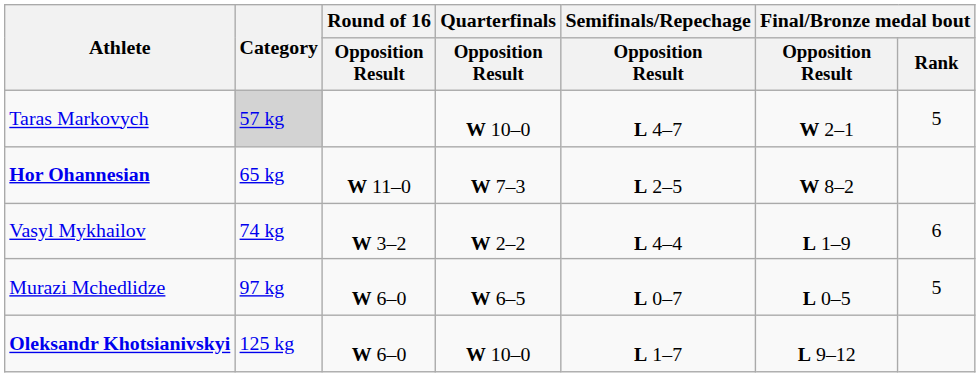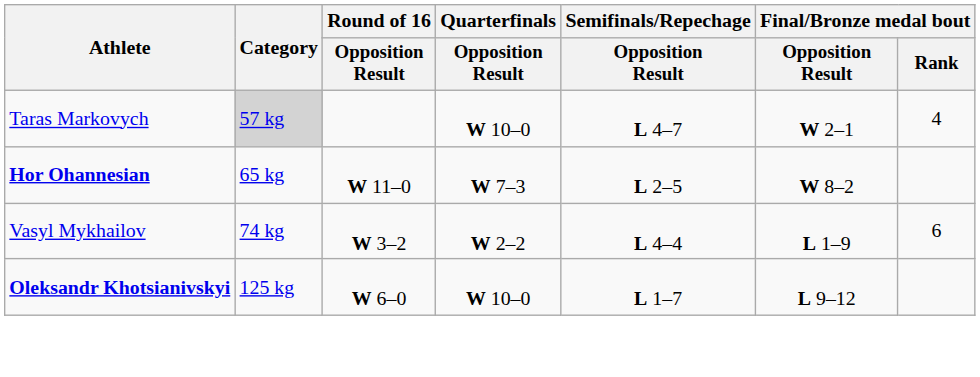(937, 118) 5 -> (937, 118) 4
- row: (87, 287)
